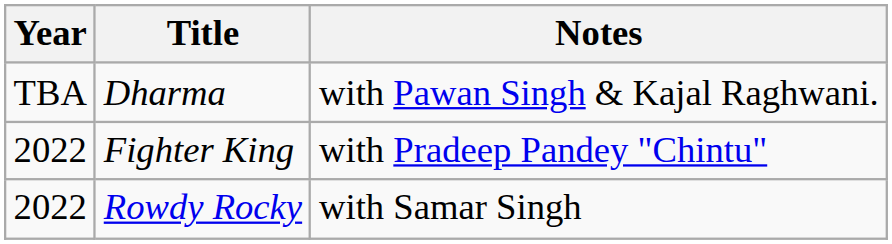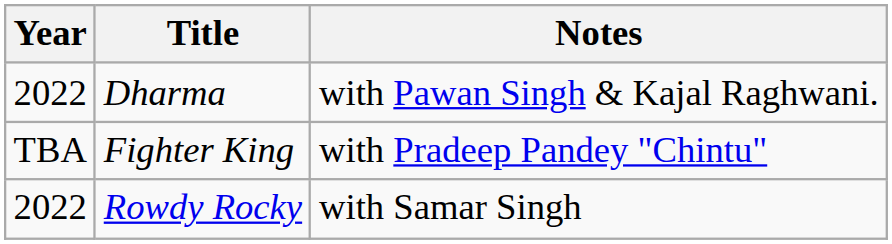(50, 91) TBA -> (50, 91) 2022
(50, 149) 2022 -> (50, 149) TBA
